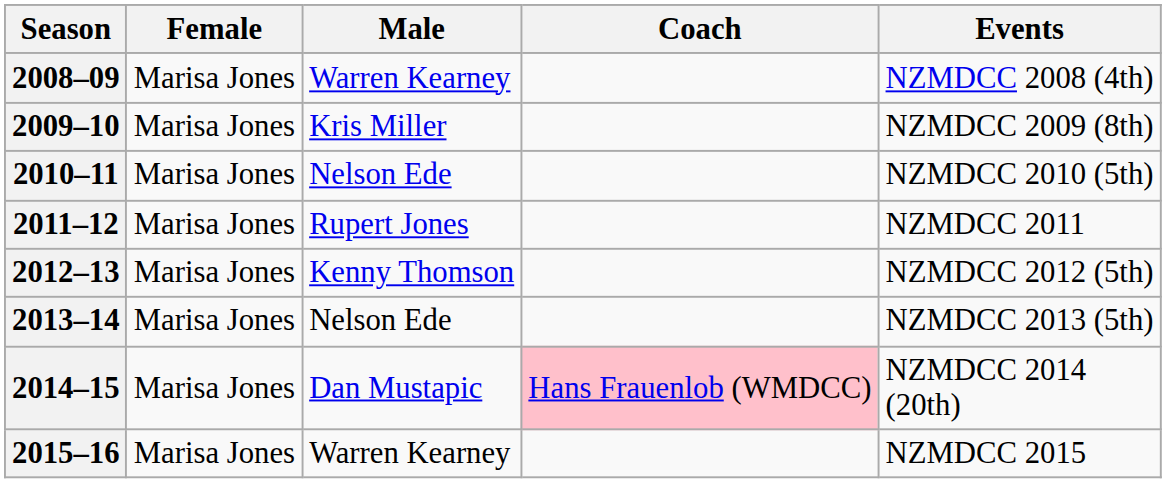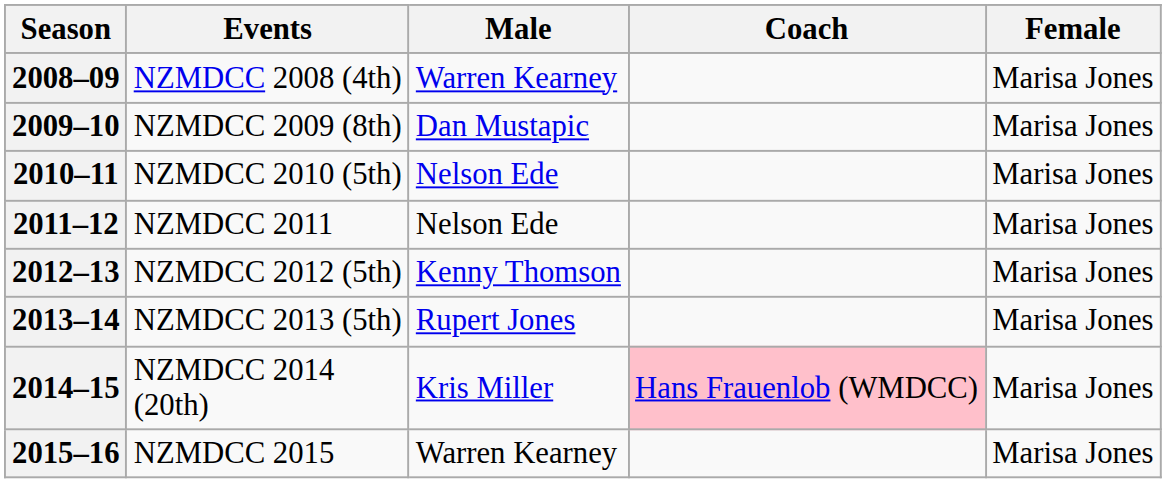columns swapped: (214, 28) <-> (1020, 28)
(378, 126) Kris Miller -> (502, 126) Dan Mustapic
(389, 223) Rupert Jones -> (487, 223) Nelson Ede
(380, 321) Nelson Ede -> (496, 321) Rupert Jones
(396, 387) Dan Mustapic -> (485, 387) Kris Miller
